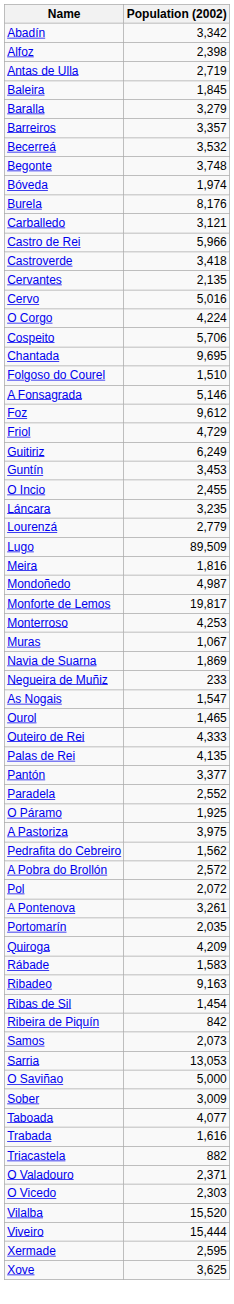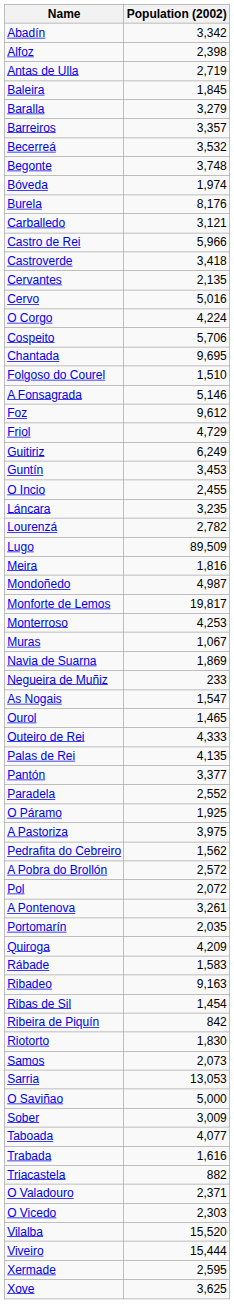(212, 527) 2,779 -> (212, 527) 2,782
+ row: (28, 1041)
